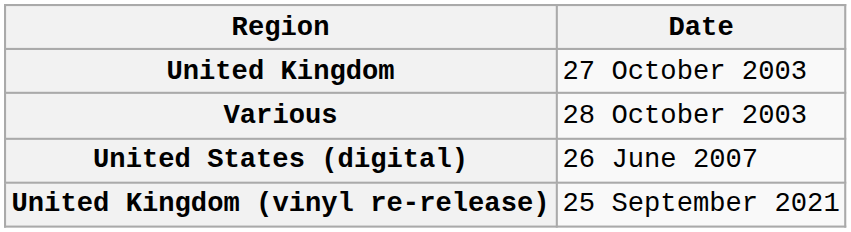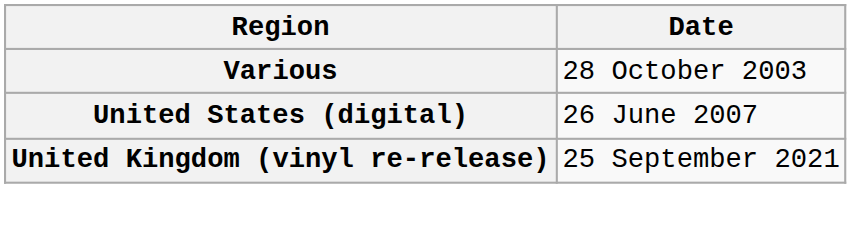- row: (281, 71)
